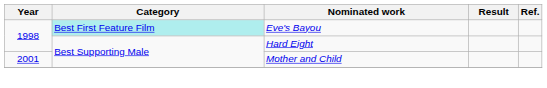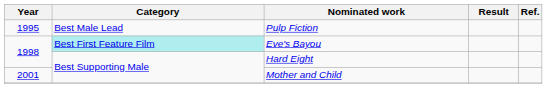+ row: (292, 28)
